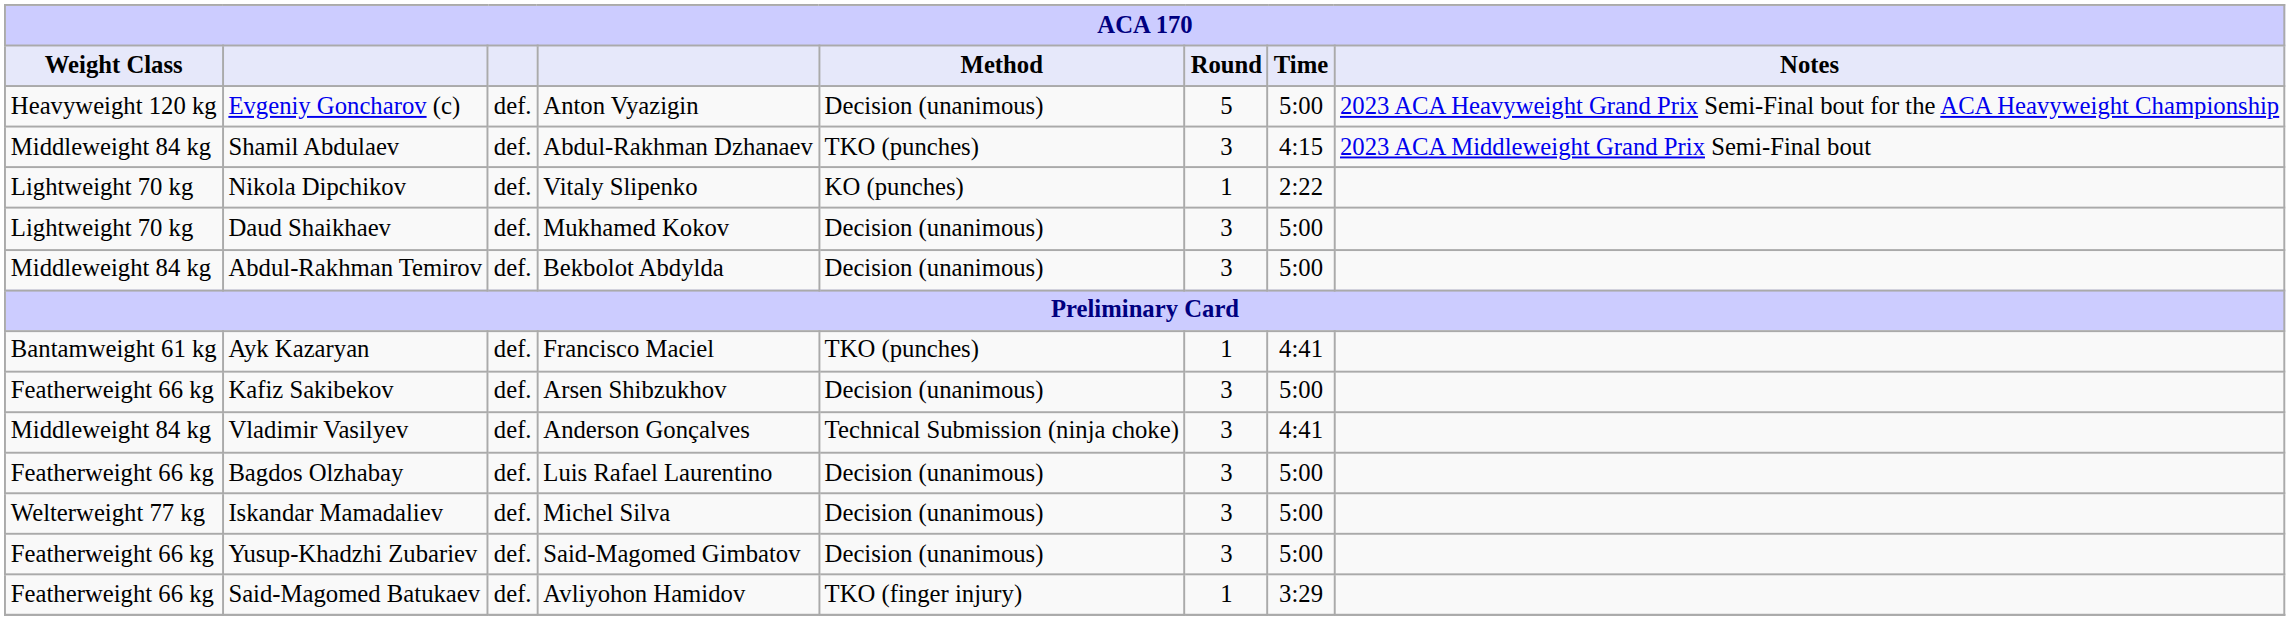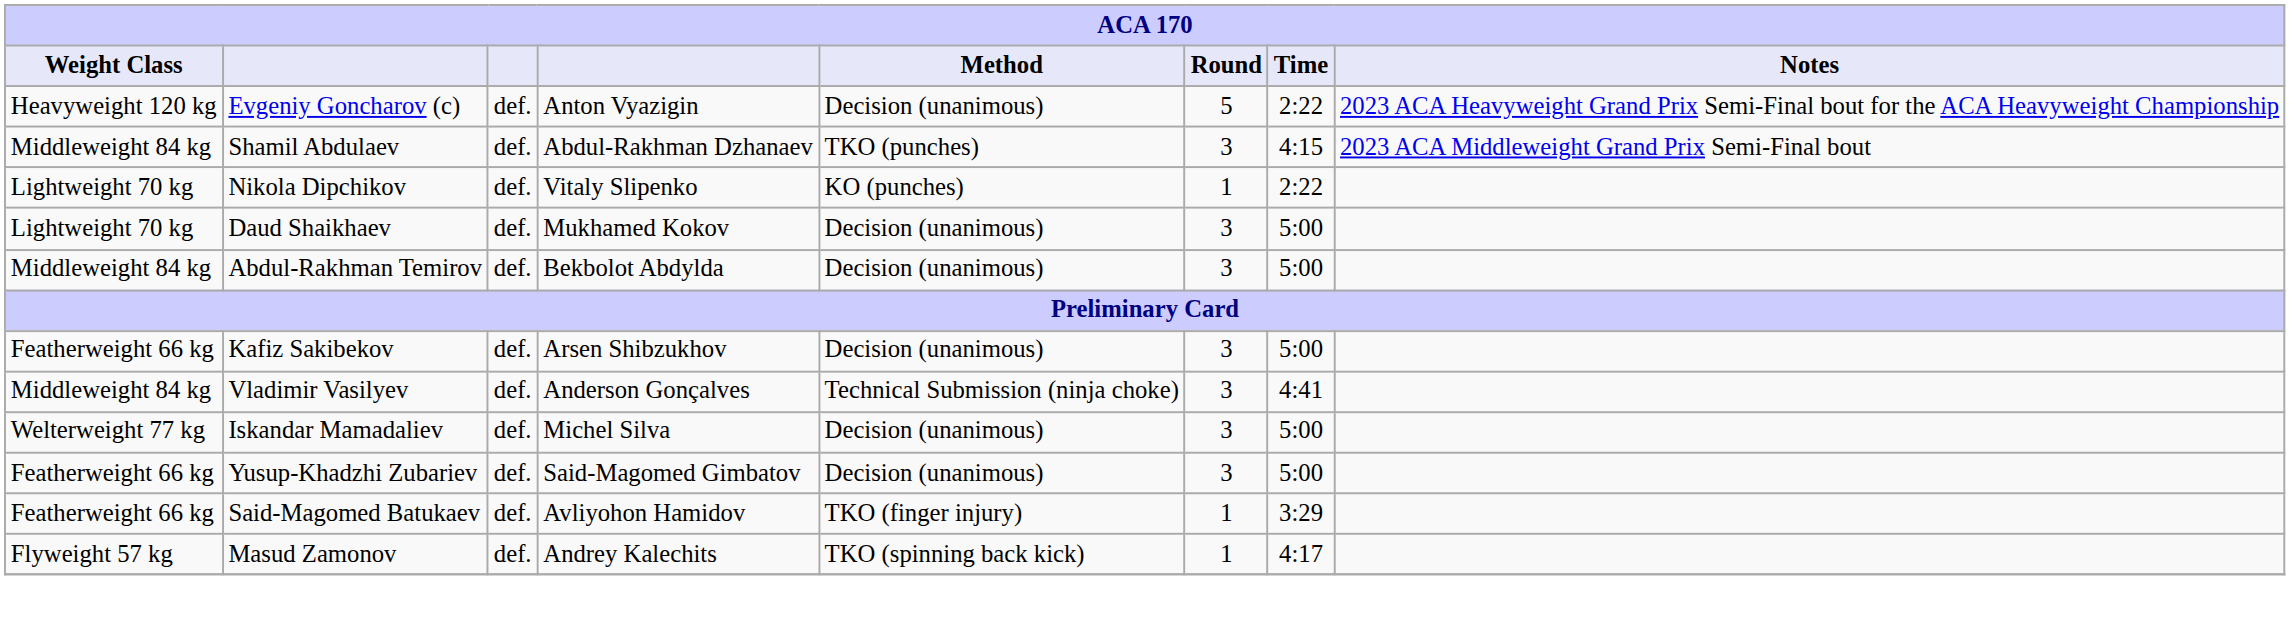(1301, 106) 5:00 -> (1301, 106) 2:22
- row: (299, 350)
- row: (316, 472)
+ row: (312, 553)
